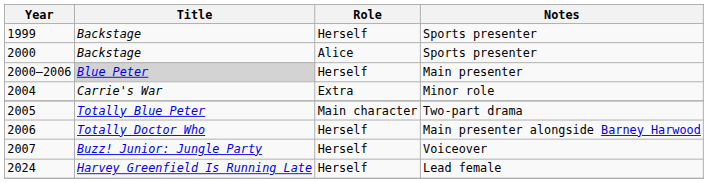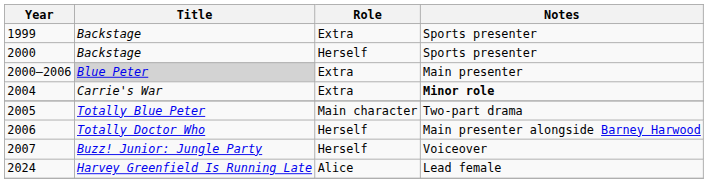(343, 33) Herself -> (335, 33) Extra
(335, 53) Alice -> (343, 53) Herself
(343, 72) Herself -> (335, 72) Extra
(459, 91) normal -> (459, 91) bold
(343, 168) Herself -> (335, 168) Alice
